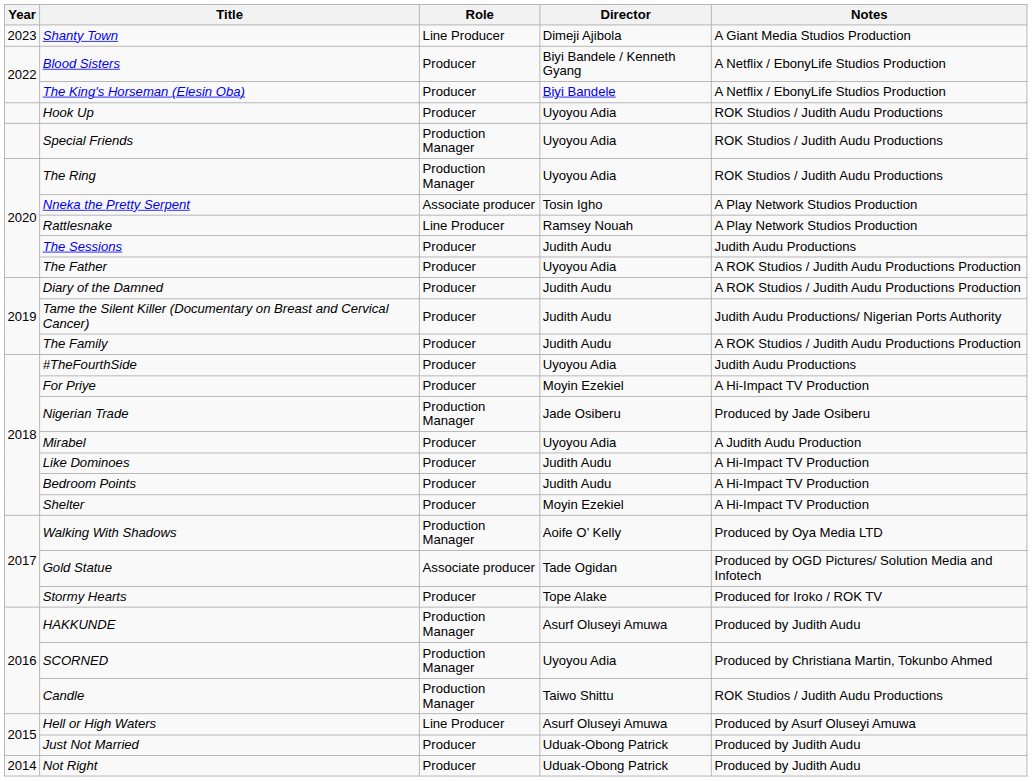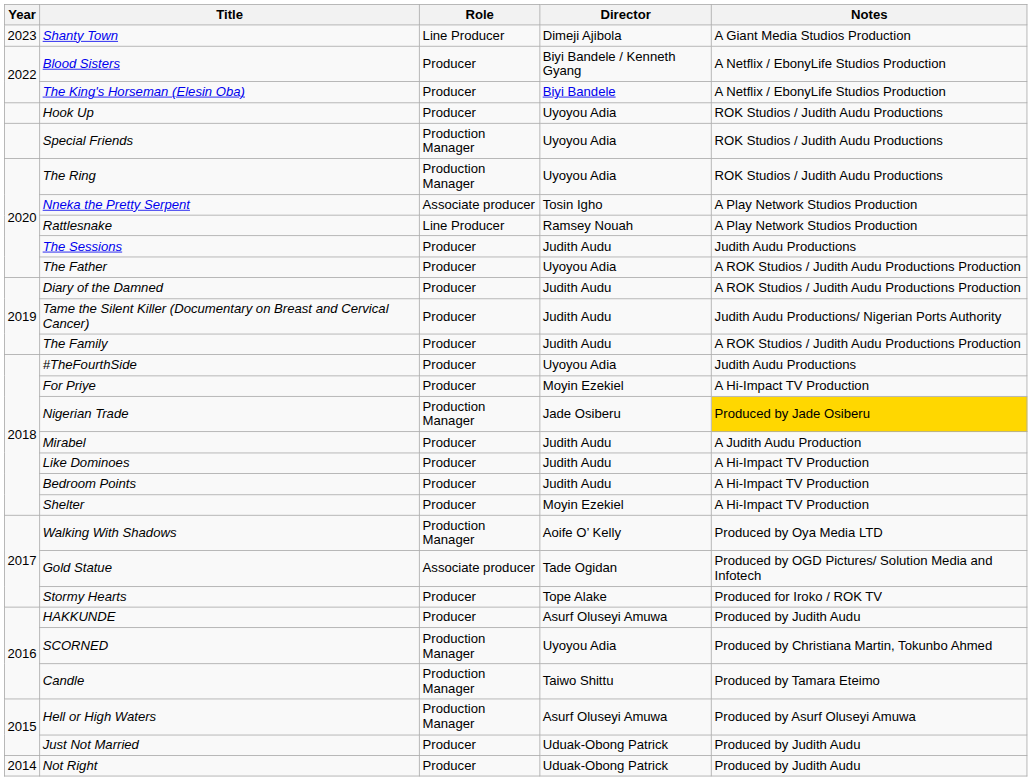(792, 414) no background -> (792, 414) gold background
(580, 442) Uyoyou Adia -> (577, 442) Judith Audu
(454, 624) Production Manager -> (449, 617) Producer
(829, 696) ROK Studios / Judith Audu Productions -> (797, 681) Produced by Tamara Eteimo
(463, 724) Line Producer -> (454, 716) Production Manager
